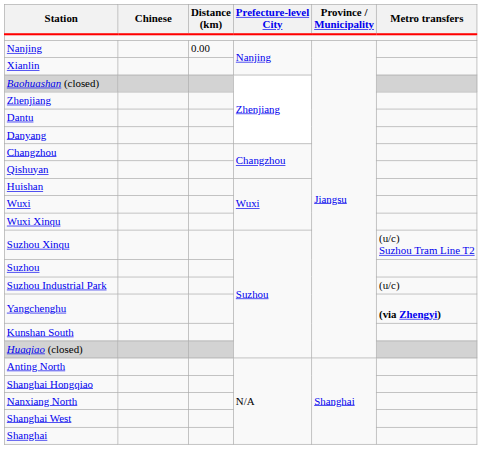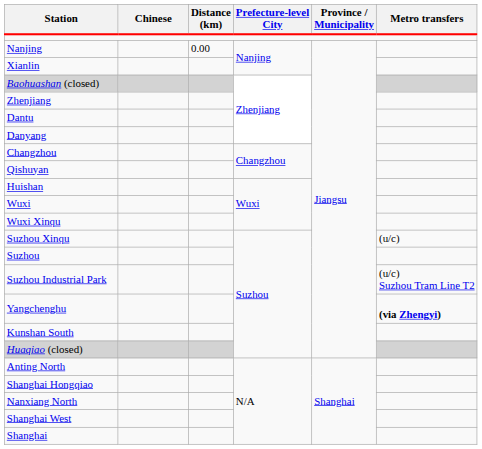(427, 244) (u/c) Suzhou Tram Line T2 -> (389, 238) (u/c)
(389, 285) (u/c) -> (427, 279) (u/c) Suzhou Tram Line T2
